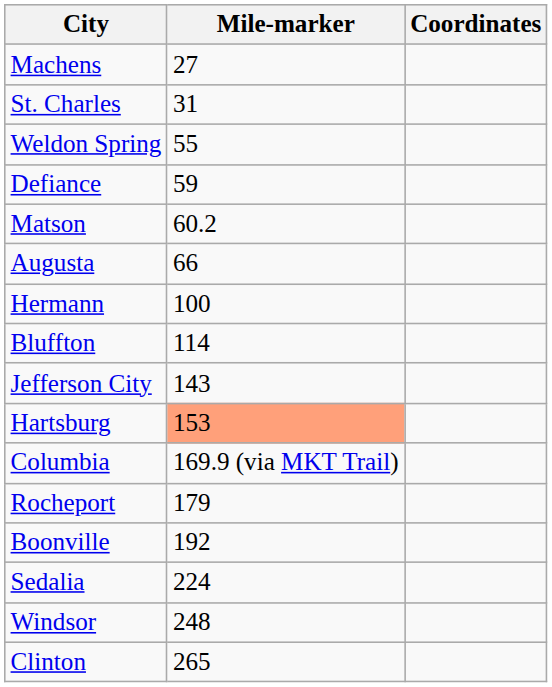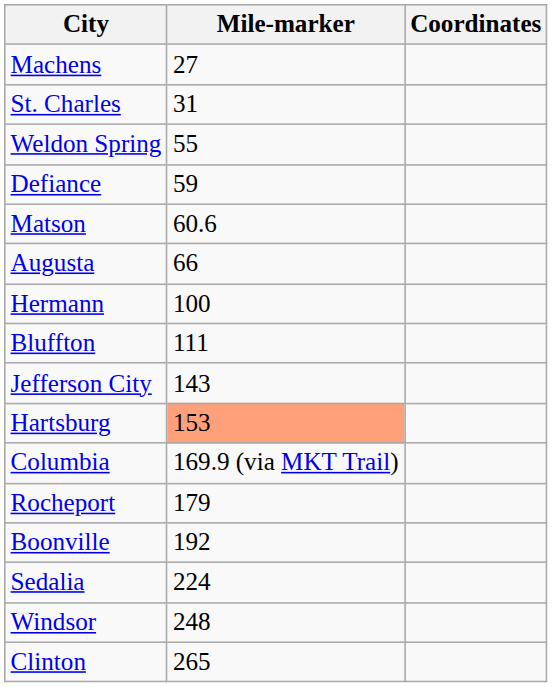(195, 223) 60.2 -> (195, 223) 60.6
(191, 343) 114 -> (191, 343) 111
